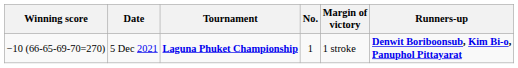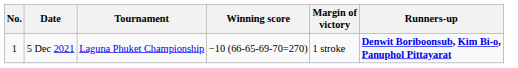columns swapped: (310, 19) <-> (56, 19)
(230, 48) bold -> (142, 48) normal
